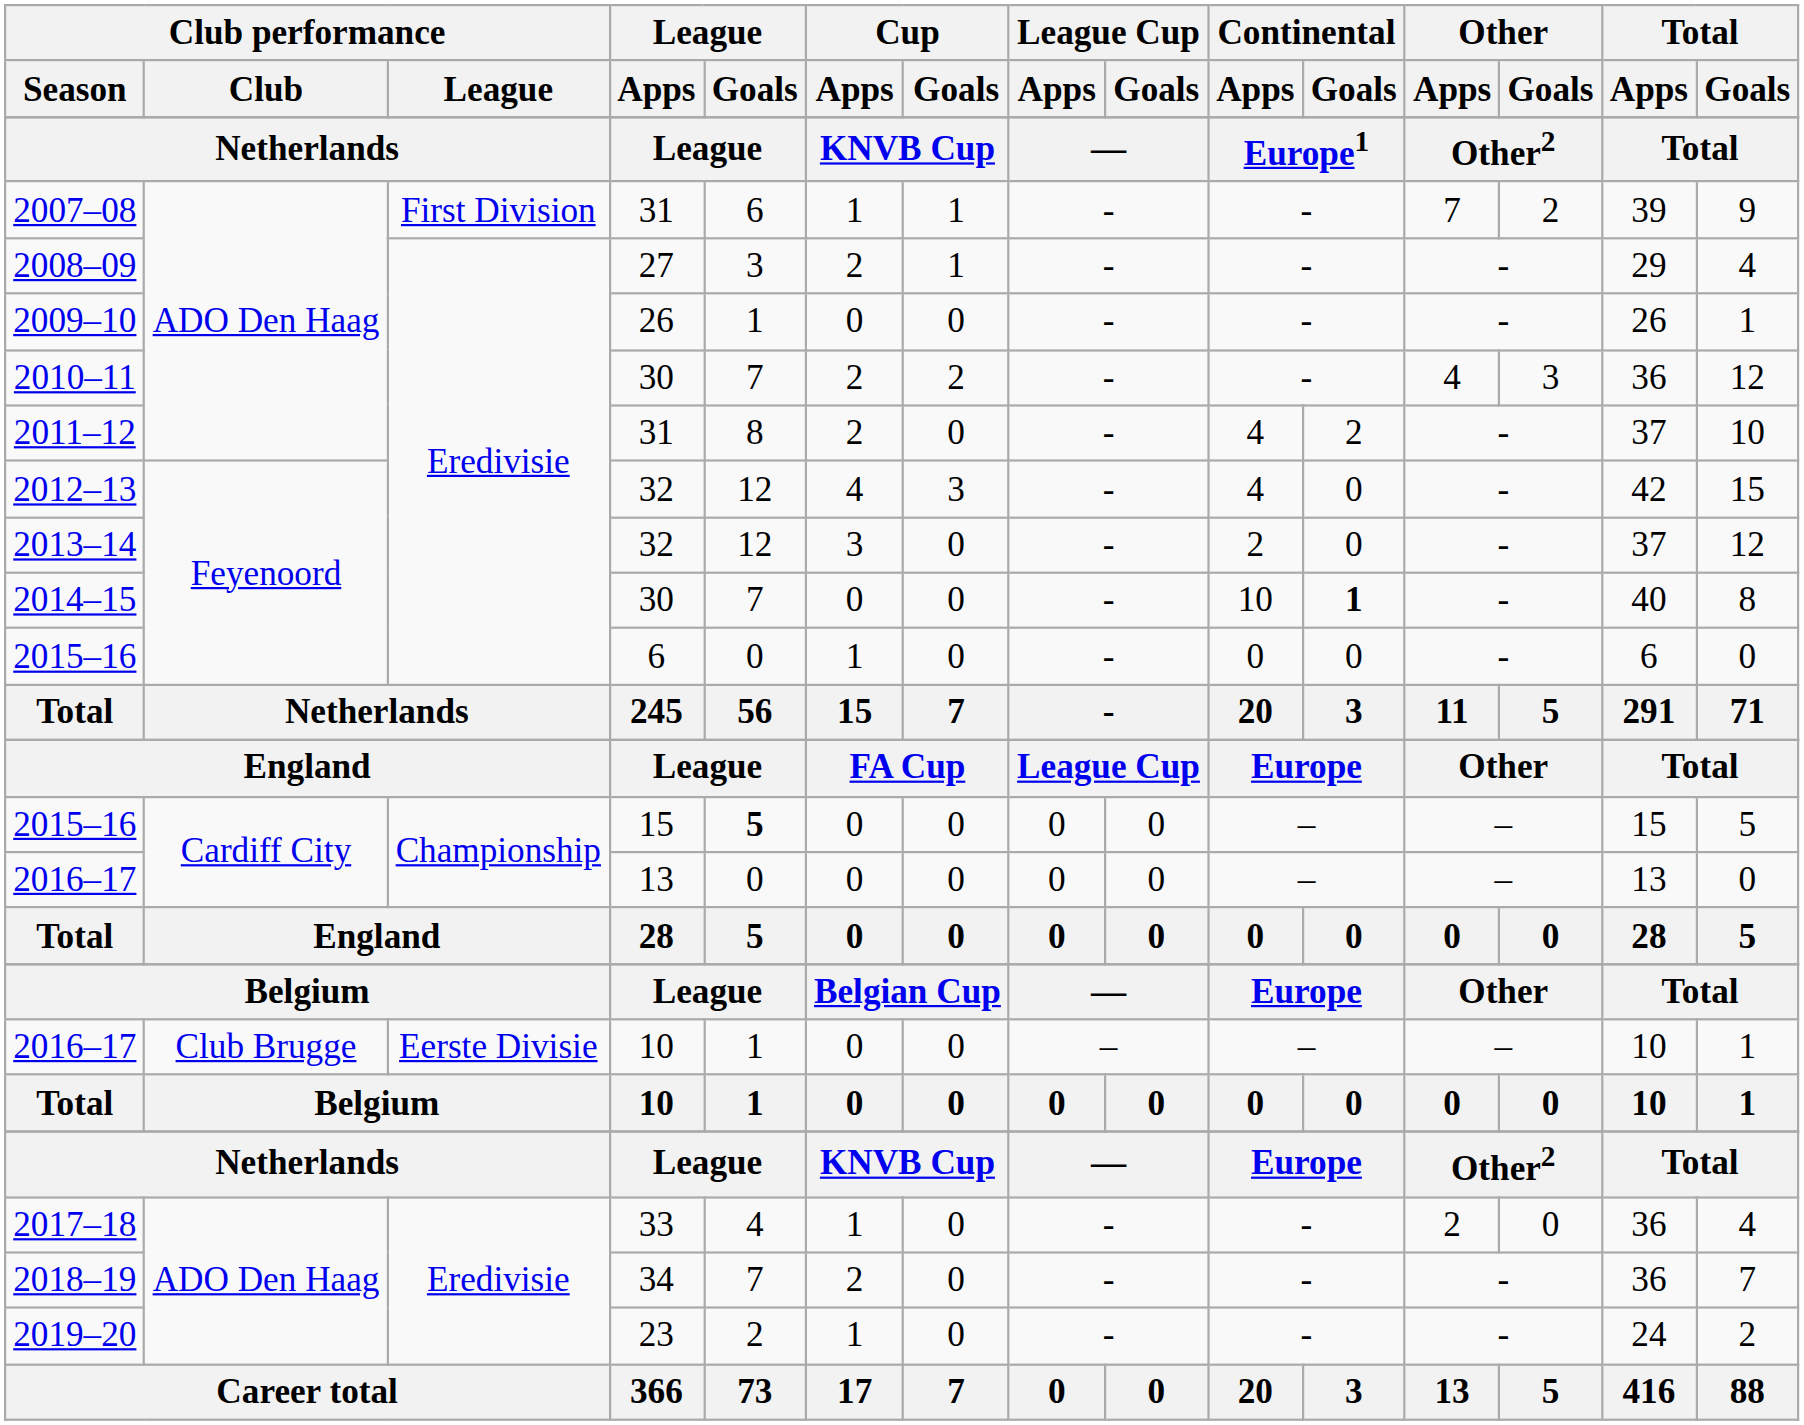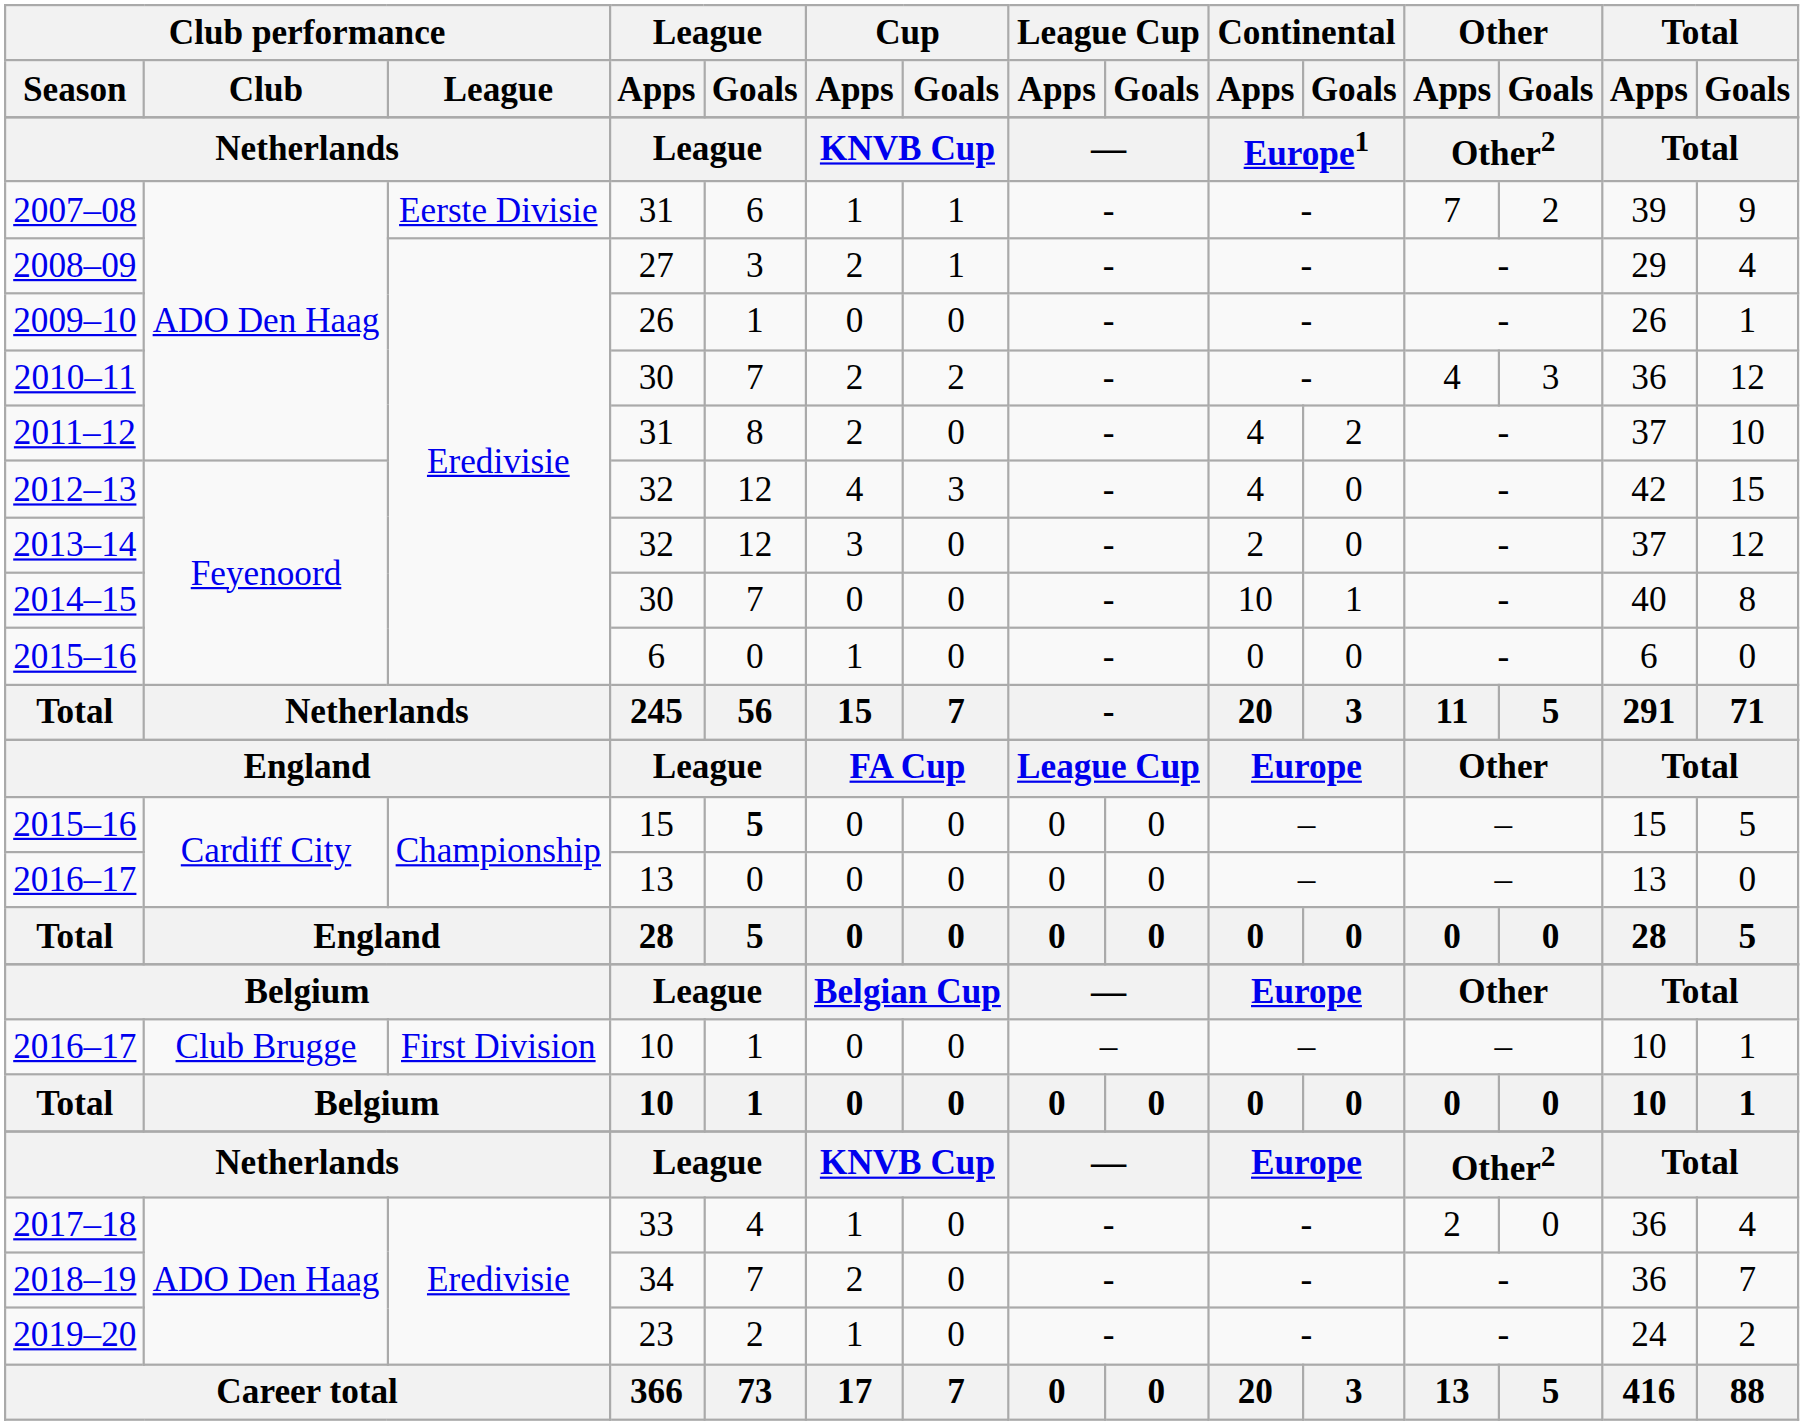(498, 209) First Division -> (498, 209) Eerste Divisie
(1354, 600) bold -> (1354, 600) normal
(498, 1046) Eerste Divisie -> (498, 1046) First Division
